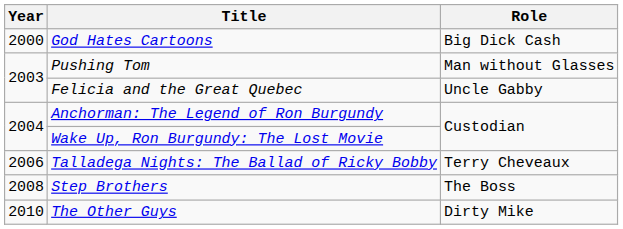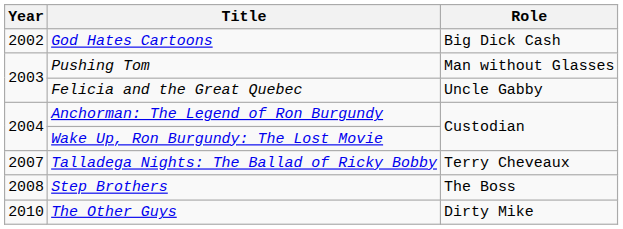(26, 41) 2000 -> (26, 41) 2002
(26, 163) 2006 -> (26, 163) 2007
